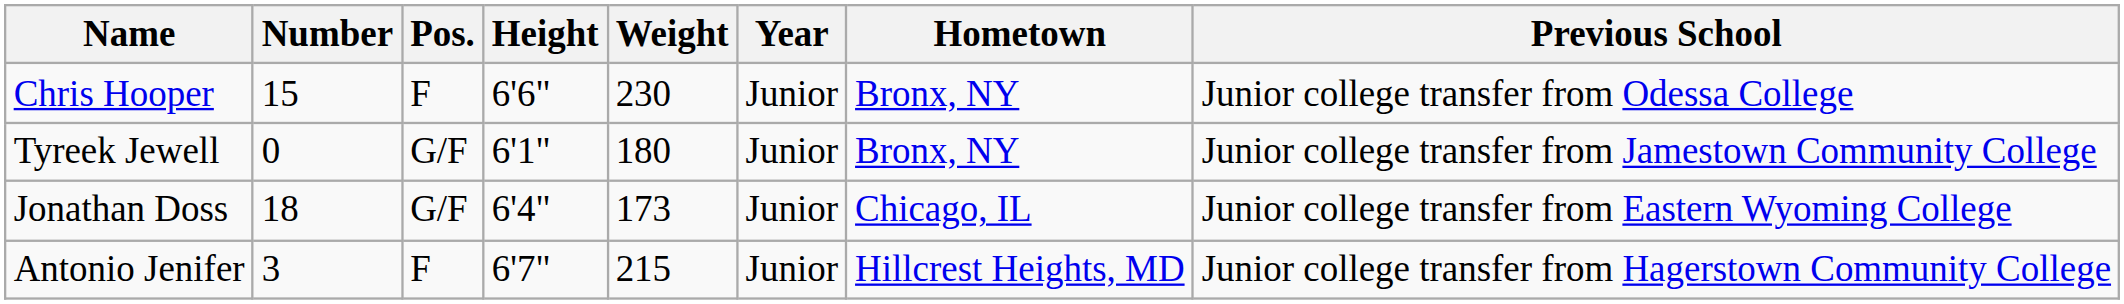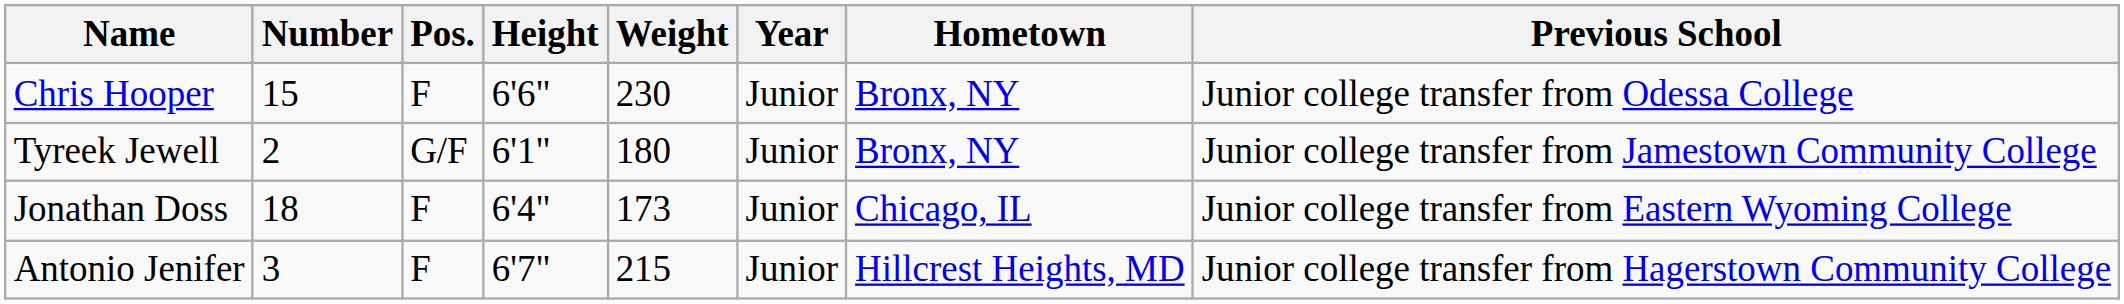(271, 151) 0 -> (271, 151) 2
(439, 209) G/F -> (420, 209) F
